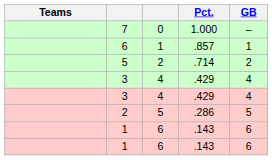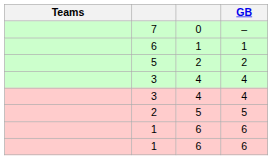- column: (204, 12)
